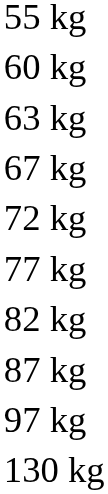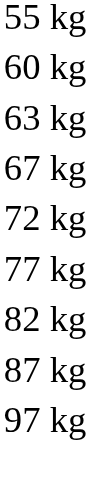- row: (54, 470)
